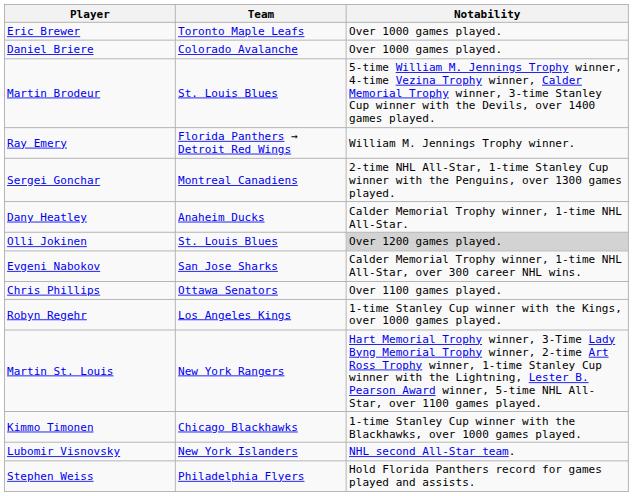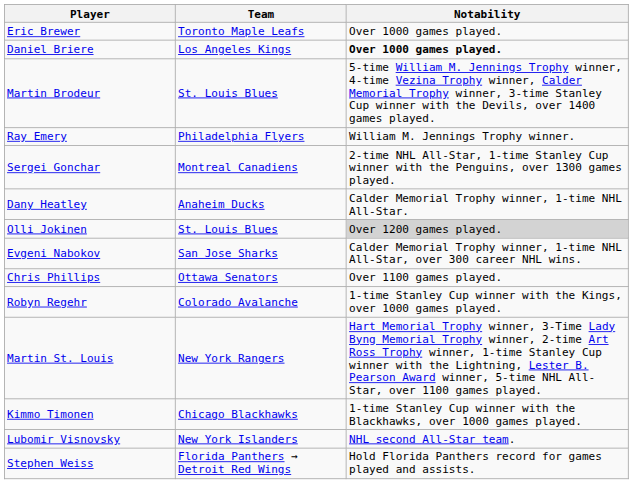(238, 49) Colorado Avalanche -> (235, 49) Los Angeles Kings
(426, 49) normal -> (426, 49) bold
(238, 143) Florida Panthers → Detroit Red Wings -> (241, 136) Philadelphia Flyers
(235, 315) Los Angeles Kings -> (238, 302) Colorado Avalanche
(241, 476) Philadelphia Flyers -> (238, 463) Florida Panthers → Detroit Red Wings
